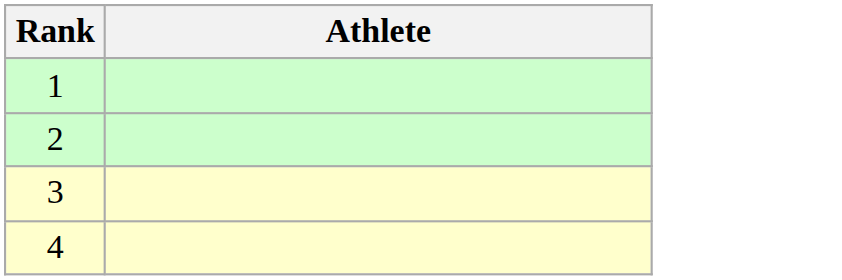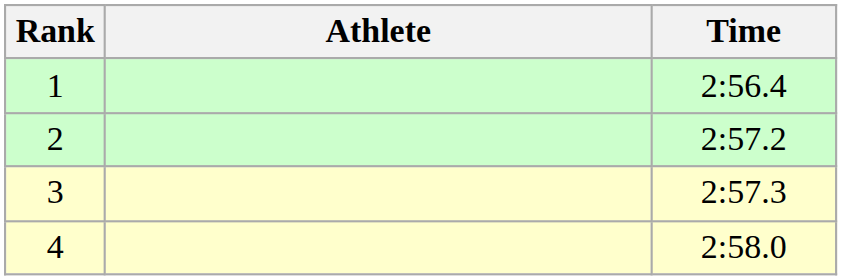+ column: (744, 31)
